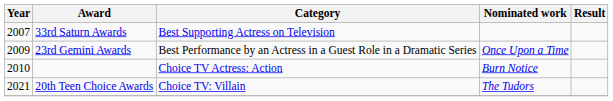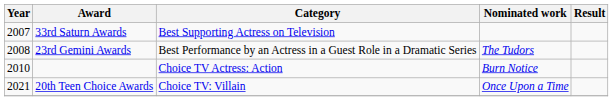(19, 50) 2009 -> (19, 50) 2008
(525, 50) Once Upon a Time -> (508, 50) The Tudors
(508, 86) The Tudors -> (525, 86) Once Upon a Time
